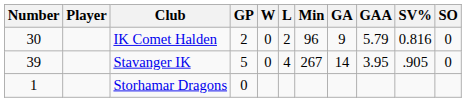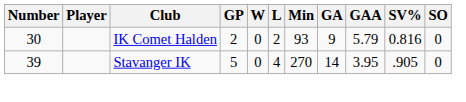(311, 39) 96 -> (301, 39) 93
(311, 62) 267 -> (301, 62) 270
- row: (170, 85)
